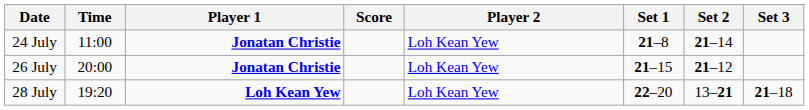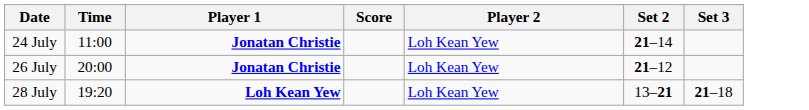- column: (653, 17)
